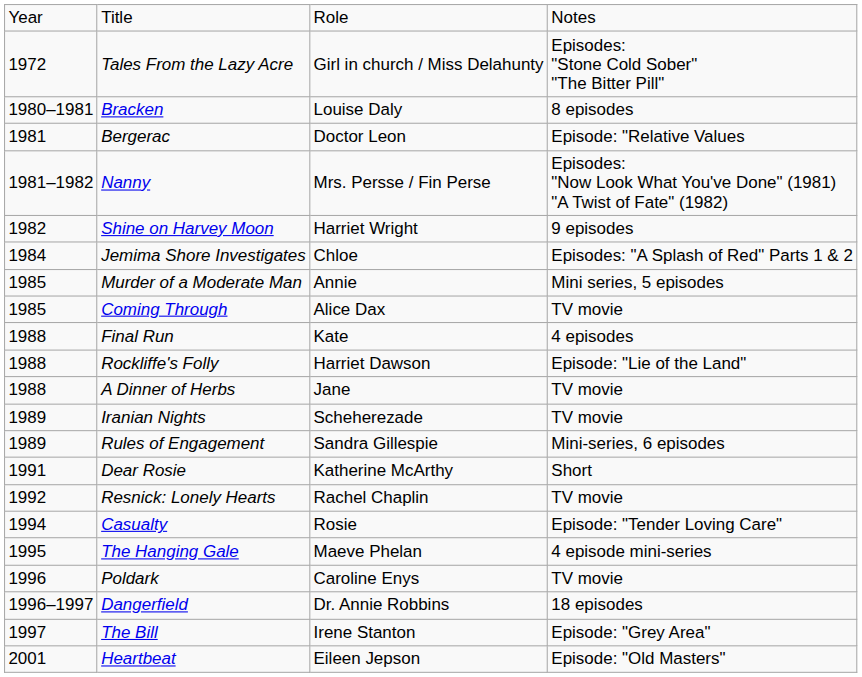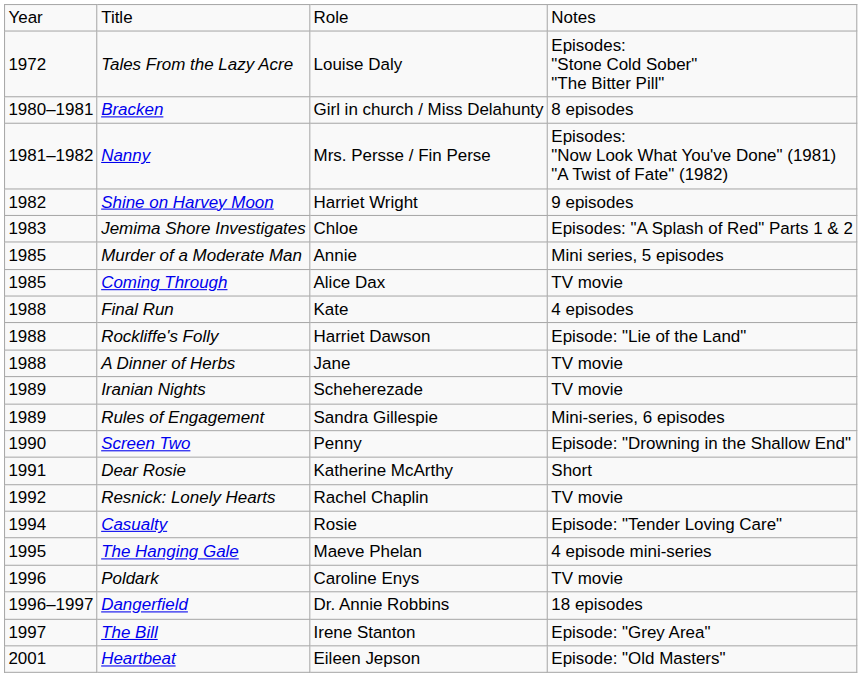(429, 63) Girl in church / Miss Delahunty -> (358, 63) Louise Daly
(358, 109) Louise Daly -> (429, 109) Girl in church / Miss Delahunty
- row: (136, 136)
(27, 255) 1984 -> (27, 228) 1983
+ row: (146, 443)
